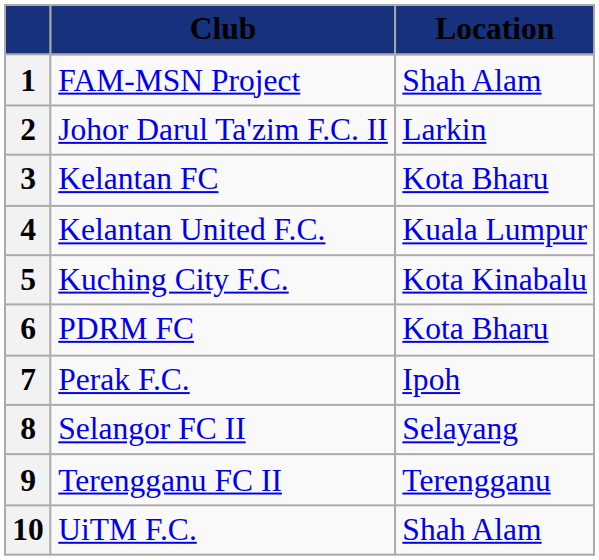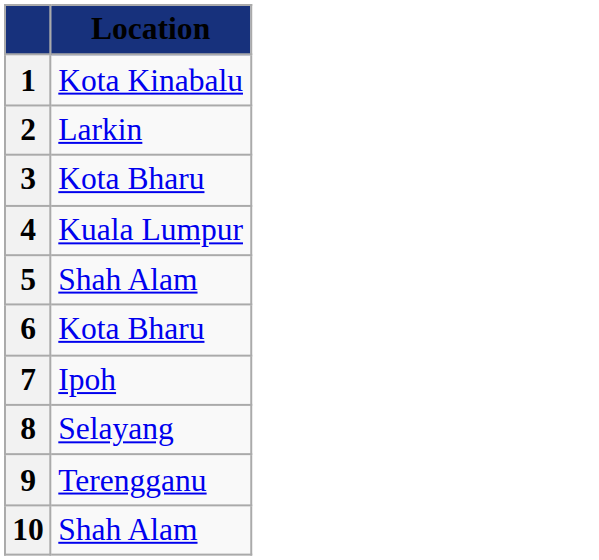- column: (223, 29)
(472, 79) Shah Alam -> (151, 79) Kota Kinabalu
(495, 279) Kota Kinabalu -> (128, 279) Shah Alam
